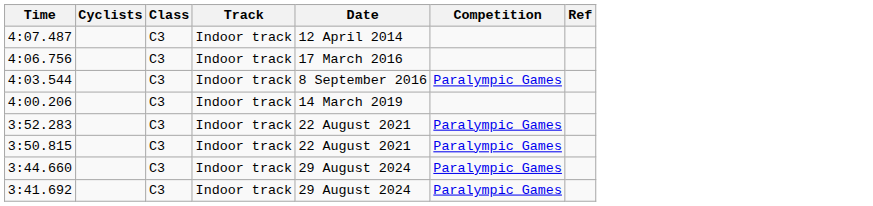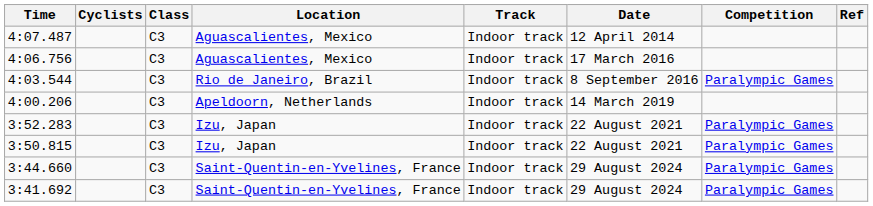+ column: (328, 15)
